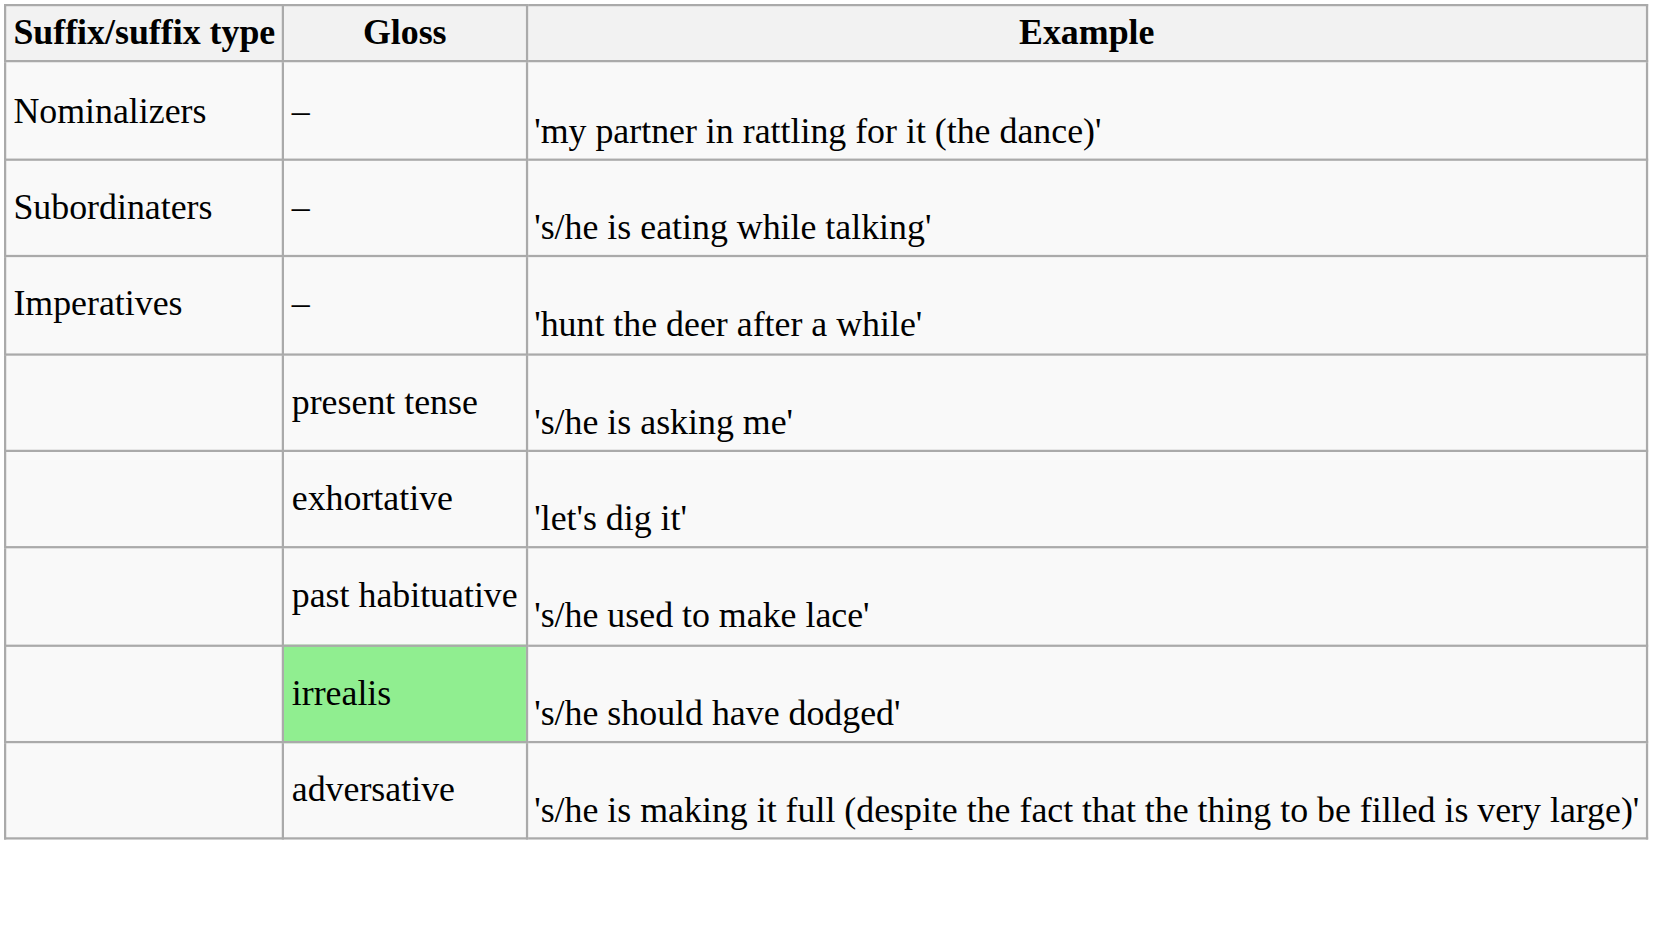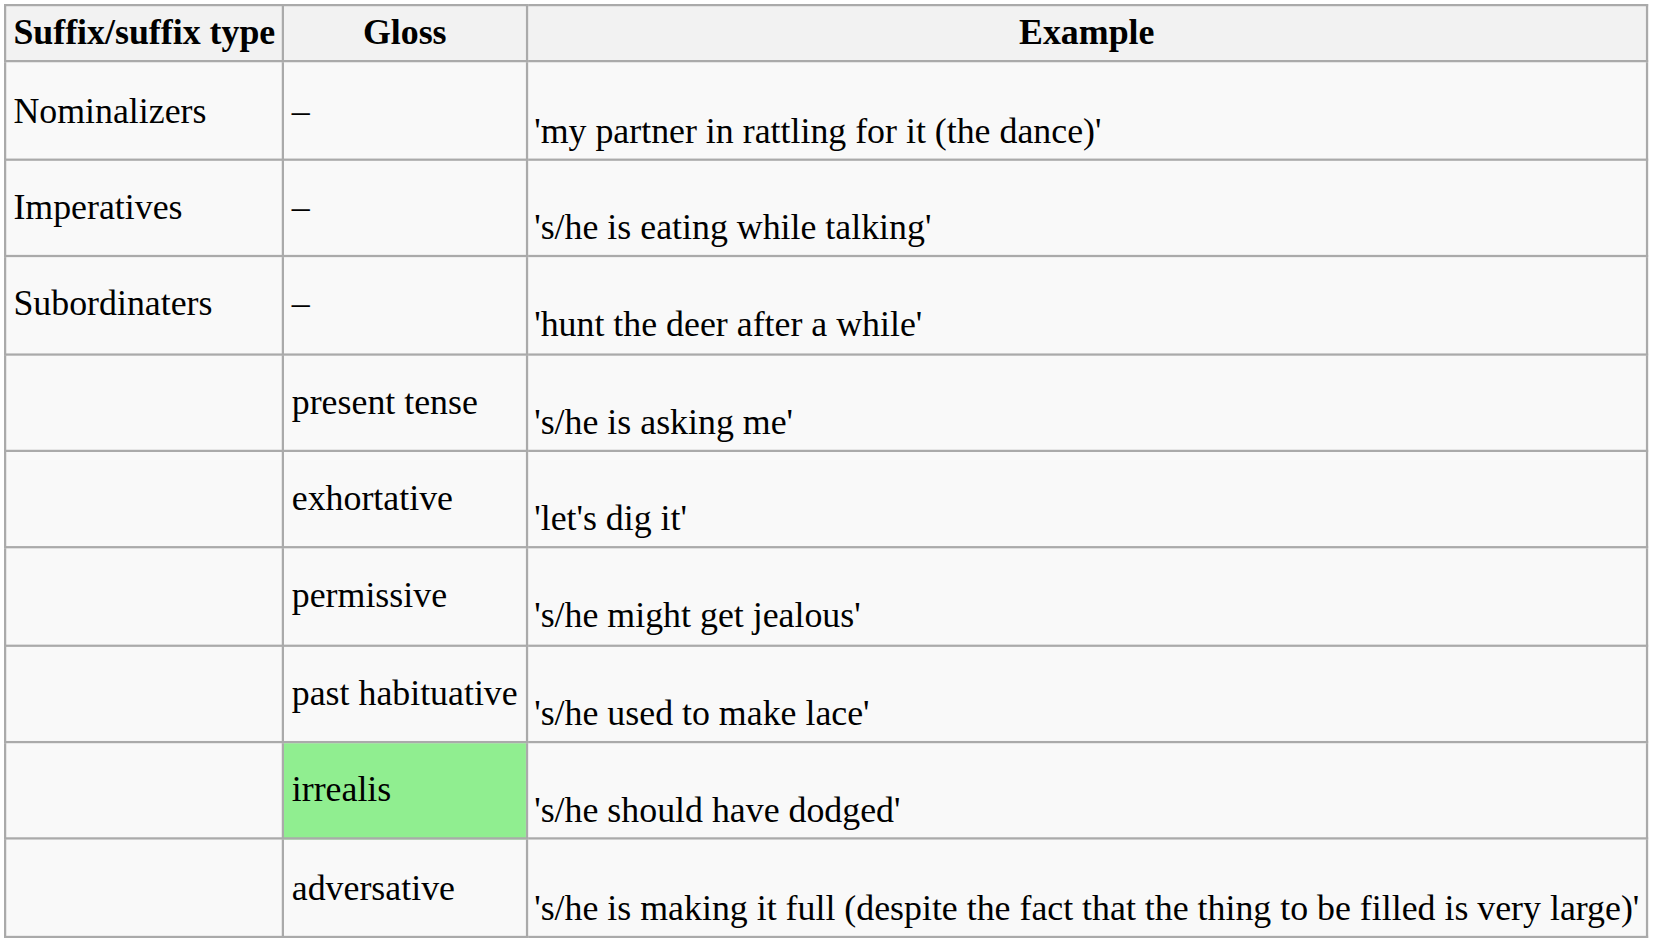(113, 207) Subordinaters -> (98, 207) Imperatives
(98, 304) Imperatives -> (113, 304) Subordinaters
+ row: (697, 615)
